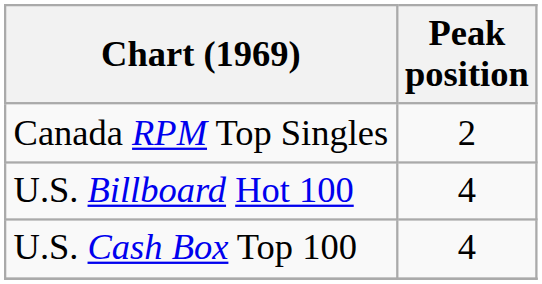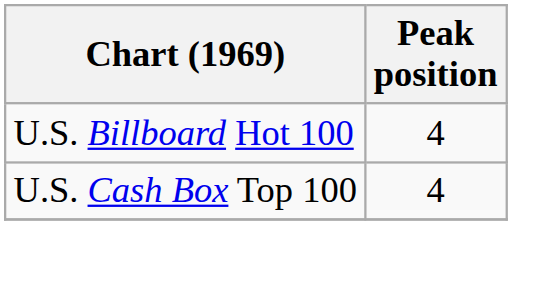- row: (201, 132)
